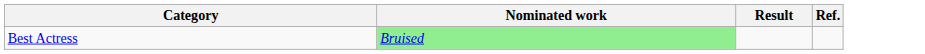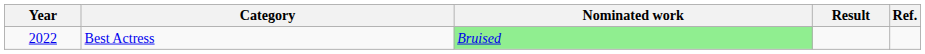+ column: (43, 15)
